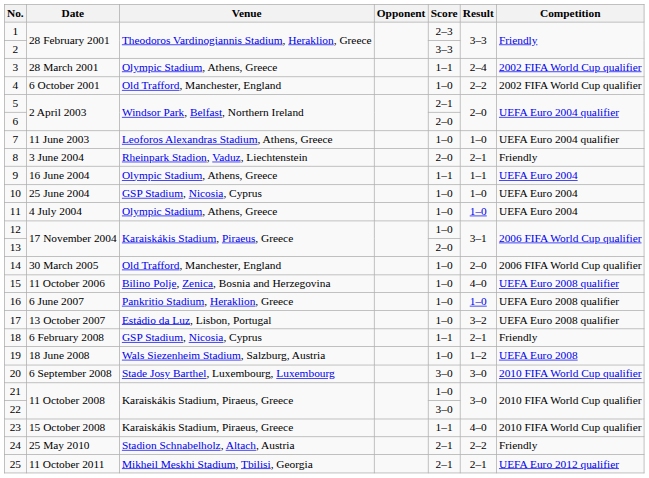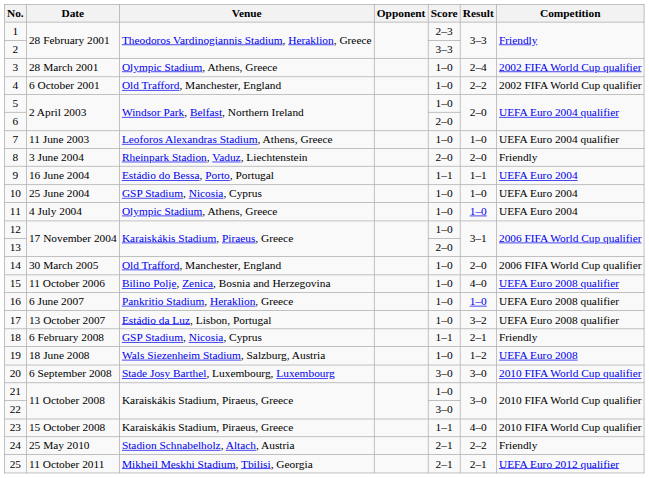(444, 67) 1–1 -> (444, 67) 1–0
(444, 103) 2–1 -> (444, 103) 1–0
(478, 157) 2–1 -> (478, 157) 2–0
(200, 175) Olympic Stadium, Athens, Greece -> (198, 175) Estádio do Bessa, Porto, Portugal
